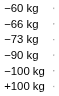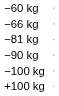- row: (21, 39)
+ row: (21, 39)
